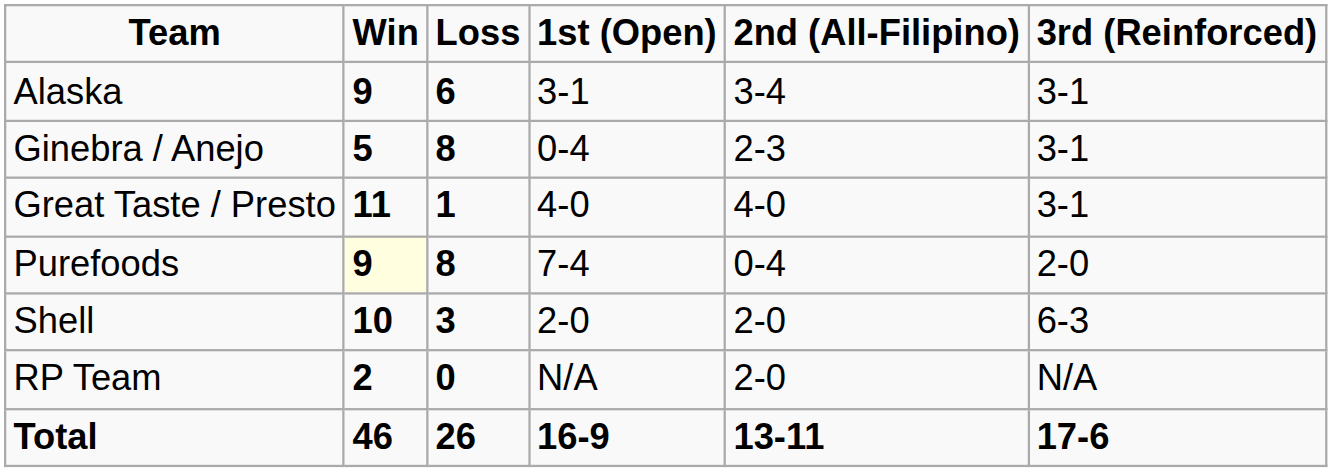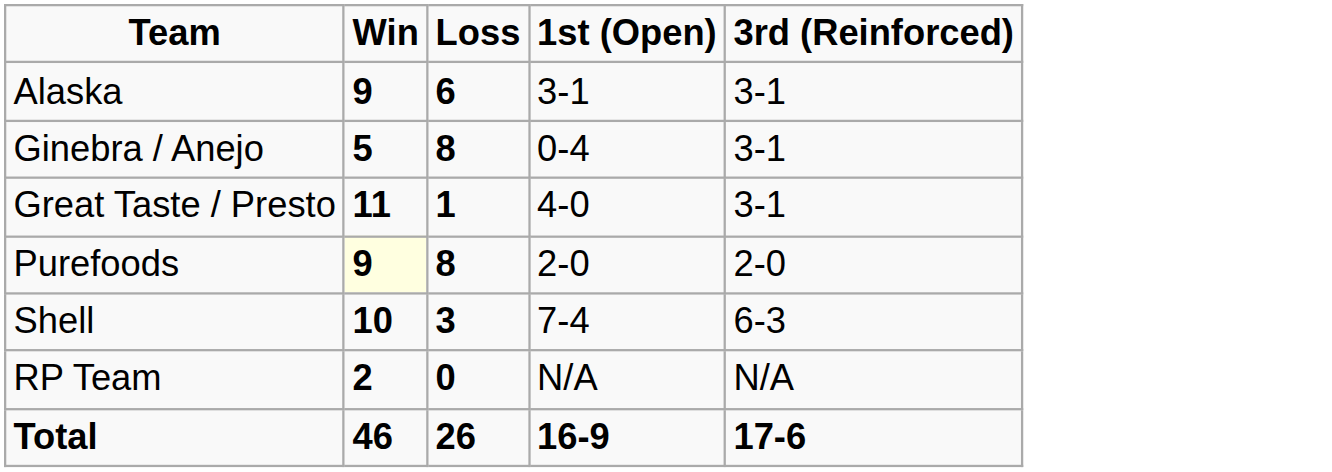- column: (877, 33)
(563, 263) 7-4 -> (563, 263) 2-0
(563, 321) 2-0 -> (563, 321) 7-4
